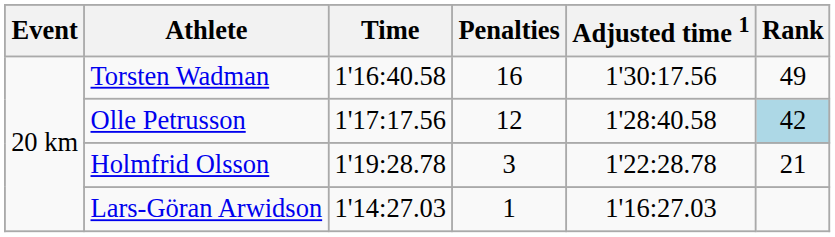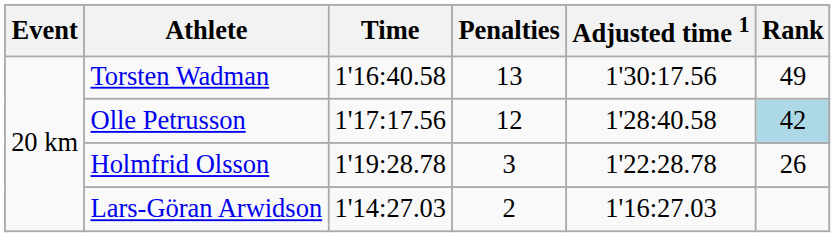(509, 77) 16 -> (509, 77) 13
(793, 164) 21 -> (793, 164) 26
(509, 208) 1 -> (509, 208) 2
